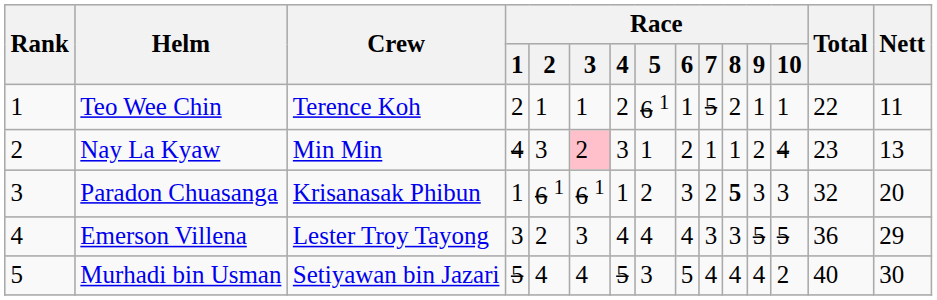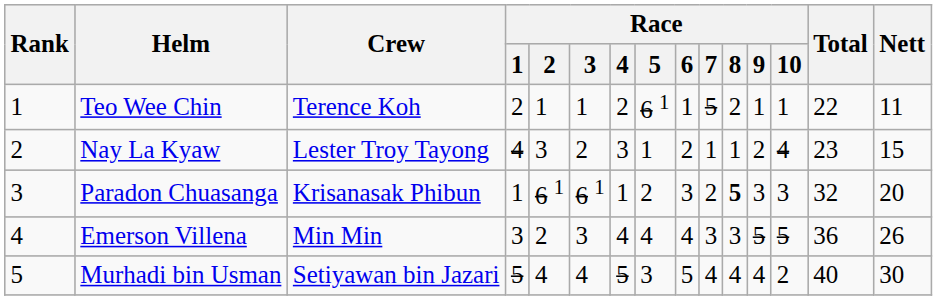(338, 149) Min Min -> (391, 149) Lester Troy Tayong
(582, 149) pink background -> (582, 149) no background
(892, 149) 13 -> (892, 149) 15
(391, 235) Lester Troy Tayong -> (338, 235) Min Min
(892, 235) 29 -> (892, 235) 26
